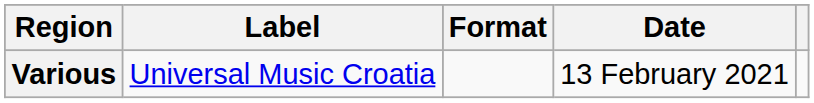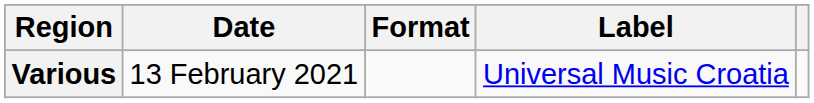columns swapped: (675, 27) <-> (282, 27)
